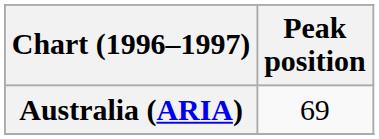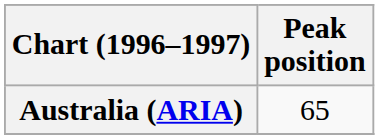(315, 109) 69 -> (315, 109) 65
